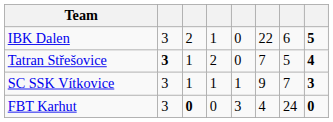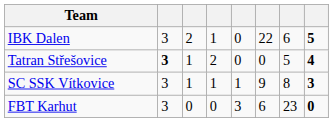(262, 60) 7 -> (262, 60) 0
(287, 83) 7 -> (287, 83) 8
(189, 106) bold -> (189, 106) normal
(262, 106) 4 -> (262, 106) 6
(290, 106) 24 -> (290, 106) 23
